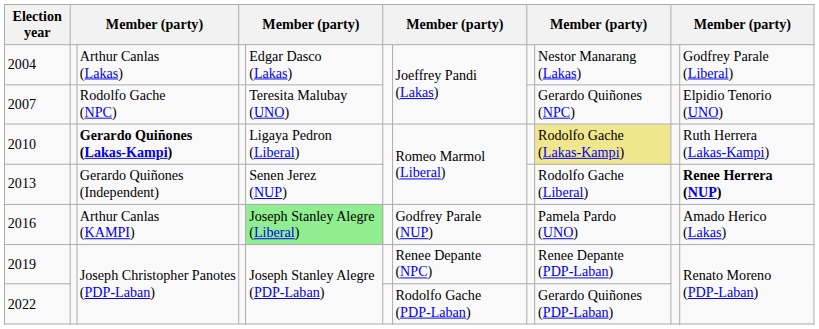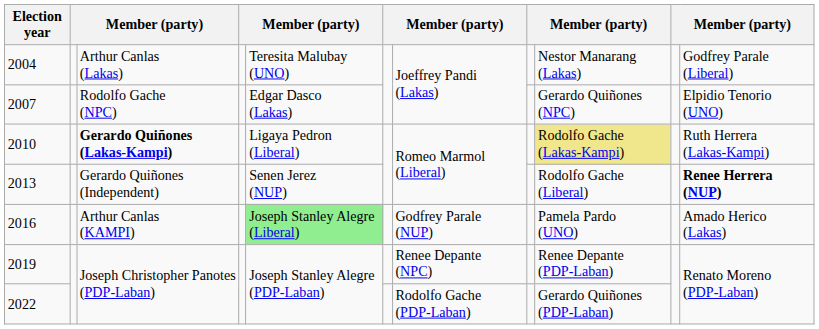(285, 64) Edgar Dasco (Lakas) -> (298, 64) Teresita Malubay (UNO)
(298, 104) Teresita Malubay (UNO) -> (285, 104) Edgar Dasco (Lakas)
